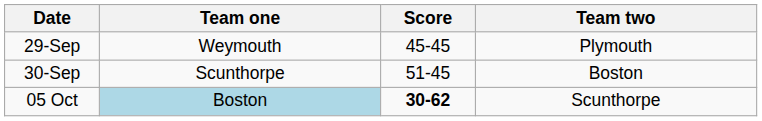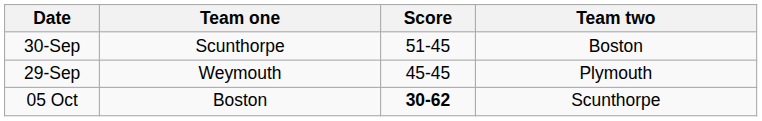rows swapped: (52, 45) <-> (52, 73)
(240, 101) lightblue background -> (240, 101) no background
